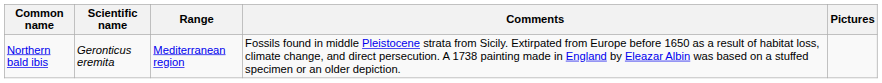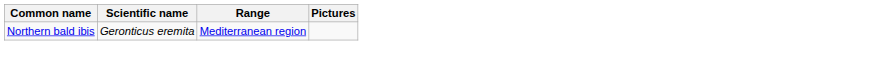- column: (535, 19)
